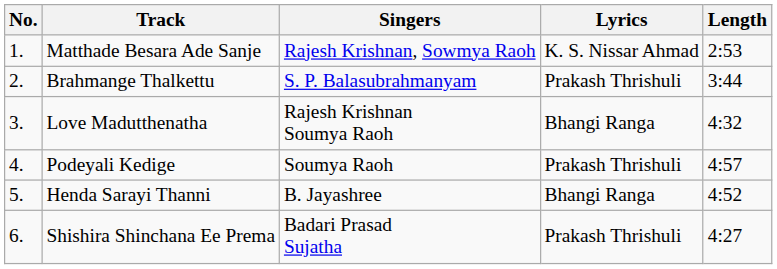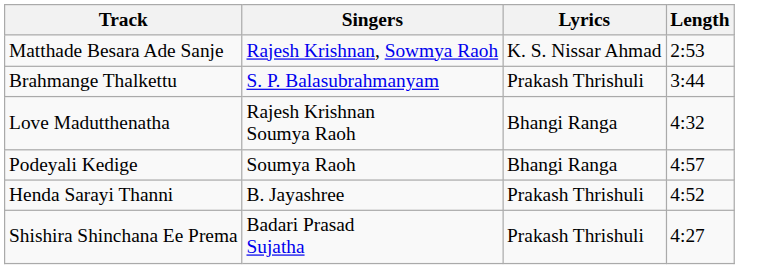- column: (23, 19)
(613, 164) Prakash Thrishuli -> (562, 164) Bhangi Ranga
(600, 195) Bhangi Ranga -> (575, 195) Prakash Thrishuli
